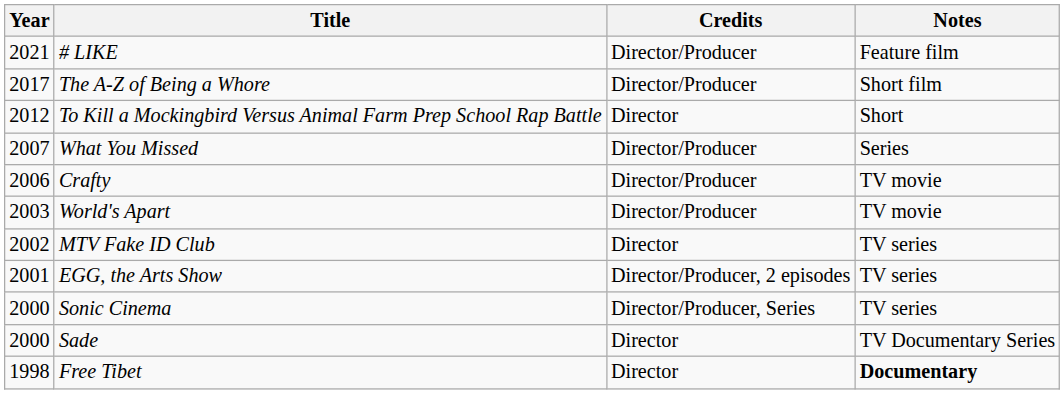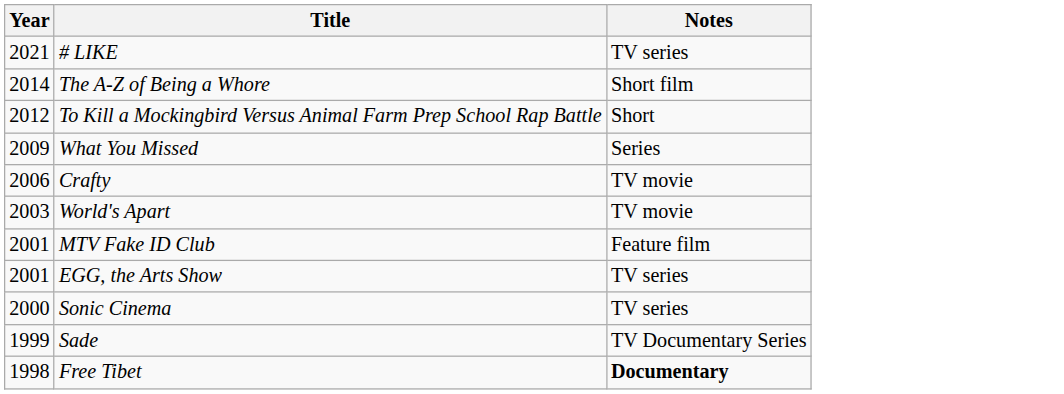- column: (731, 20)
(909, 52) Feature film -> (650, 52) TV series
(29, 84) 2017 -> (29, 84) 2014
(29, 148) 2007 -> (29, 148) 2009
(29, 244) 2002 -> (29, 244) 2001
(898, 244) TV series -> (661, 244) Feature film
(29, 340) 2000 -> (29, 340) 1999
